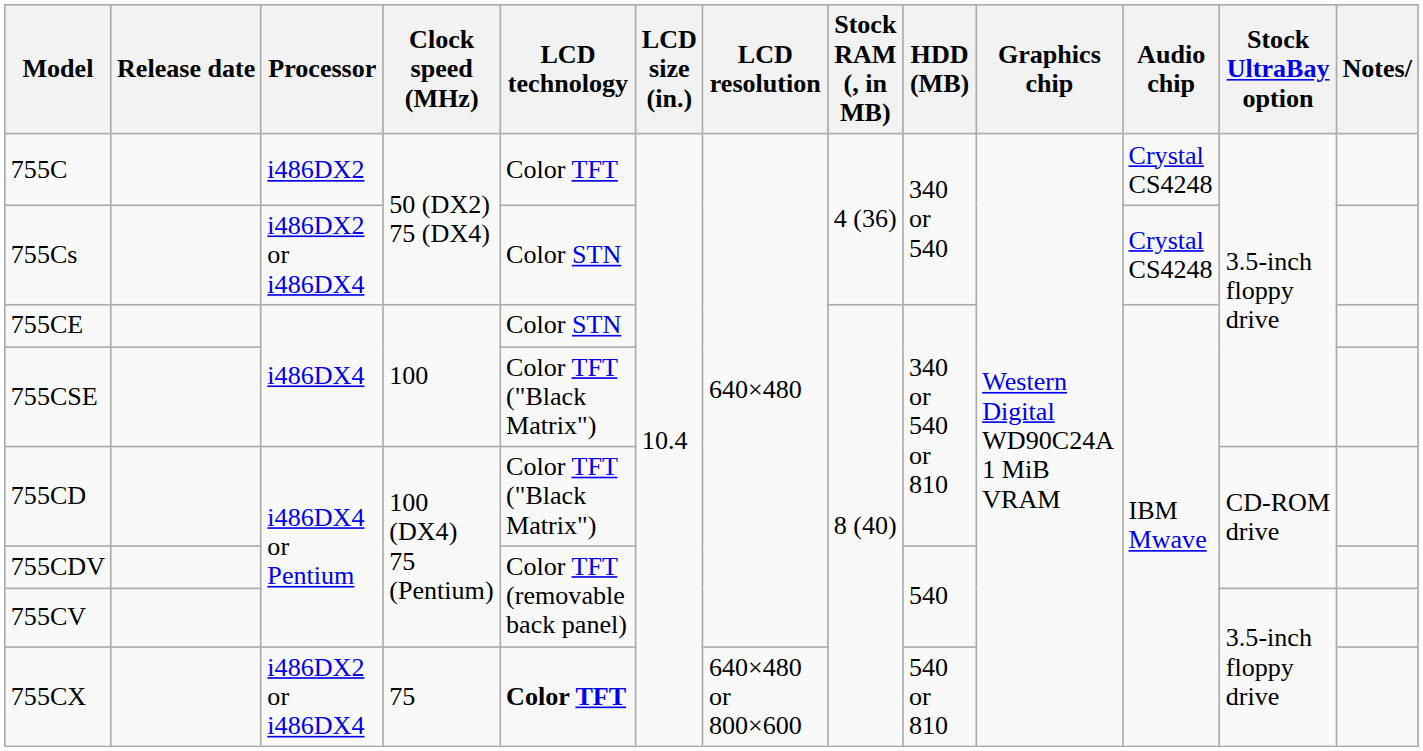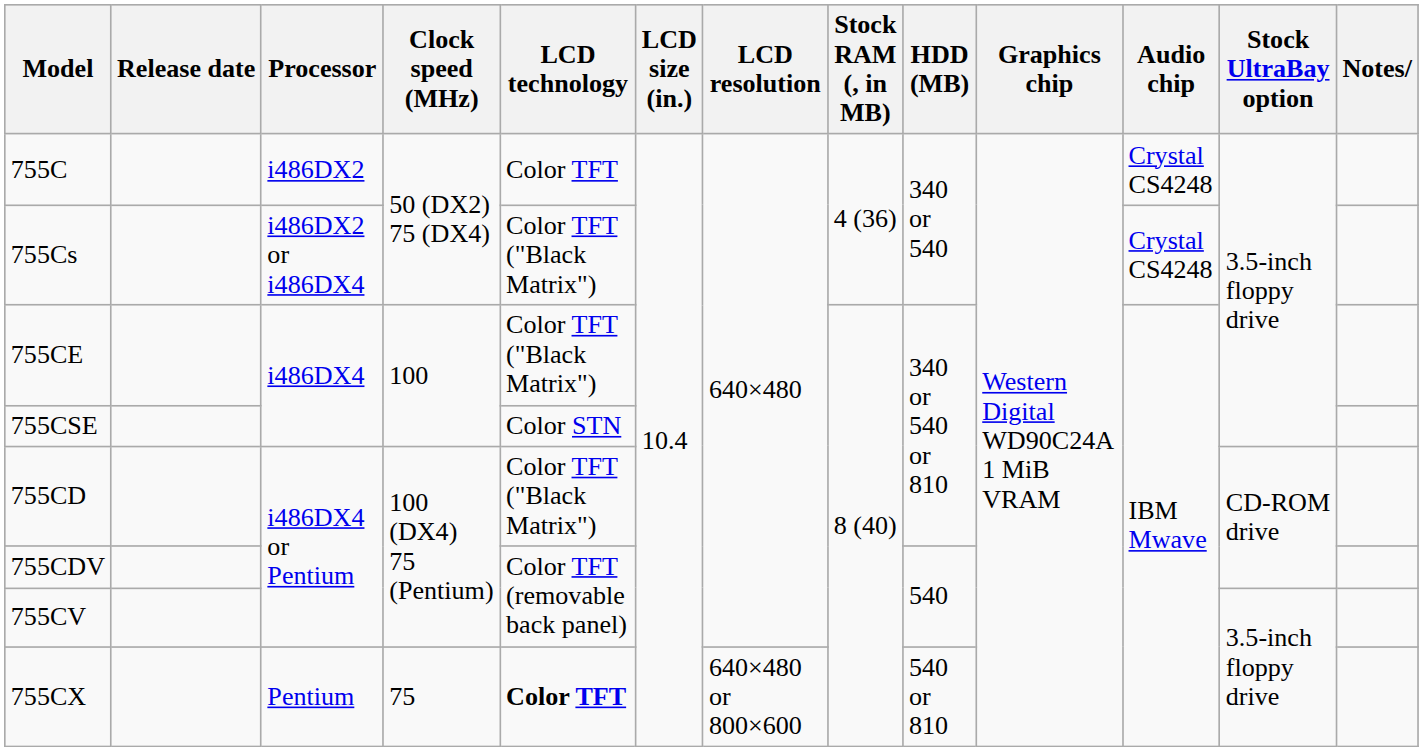(564, 254) Color STN -> (562, 254) Color TFT ("Black Matrix")
(564, 325) Color STN -> (562, 354) Color TFT ("Black Matrix")
(562, 396) Color TFT ("Black Matrix") -> (564, 425) Color STN
(316, 696) i486DX2 or i486DX4 -> (311, 696) Pentium
